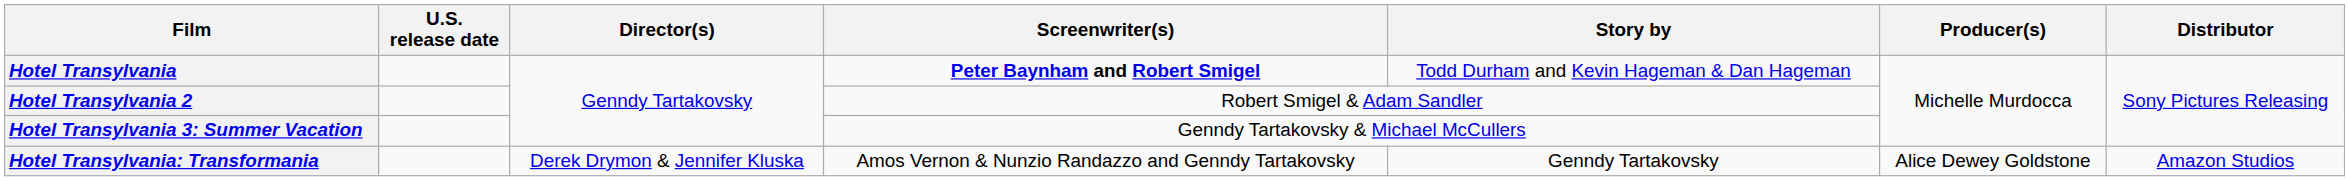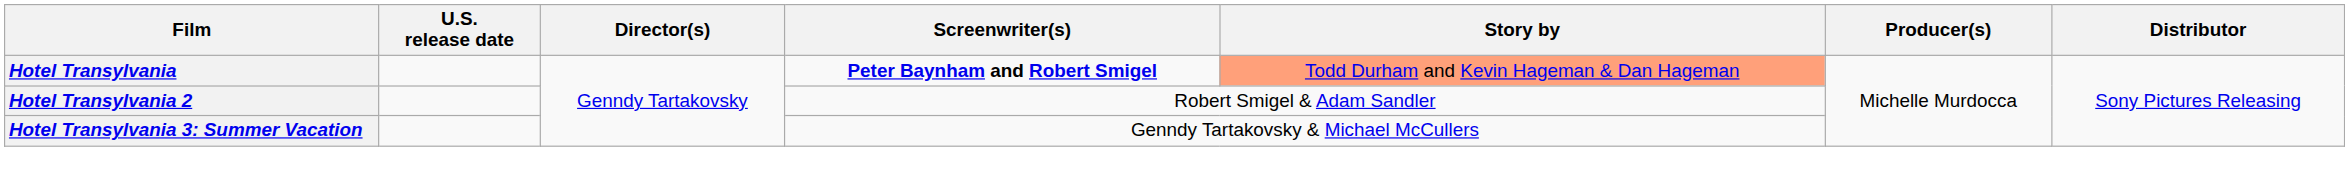(1633, 70) no background -> (1522, 70) lightsalmon background
- row: (164, 160)
